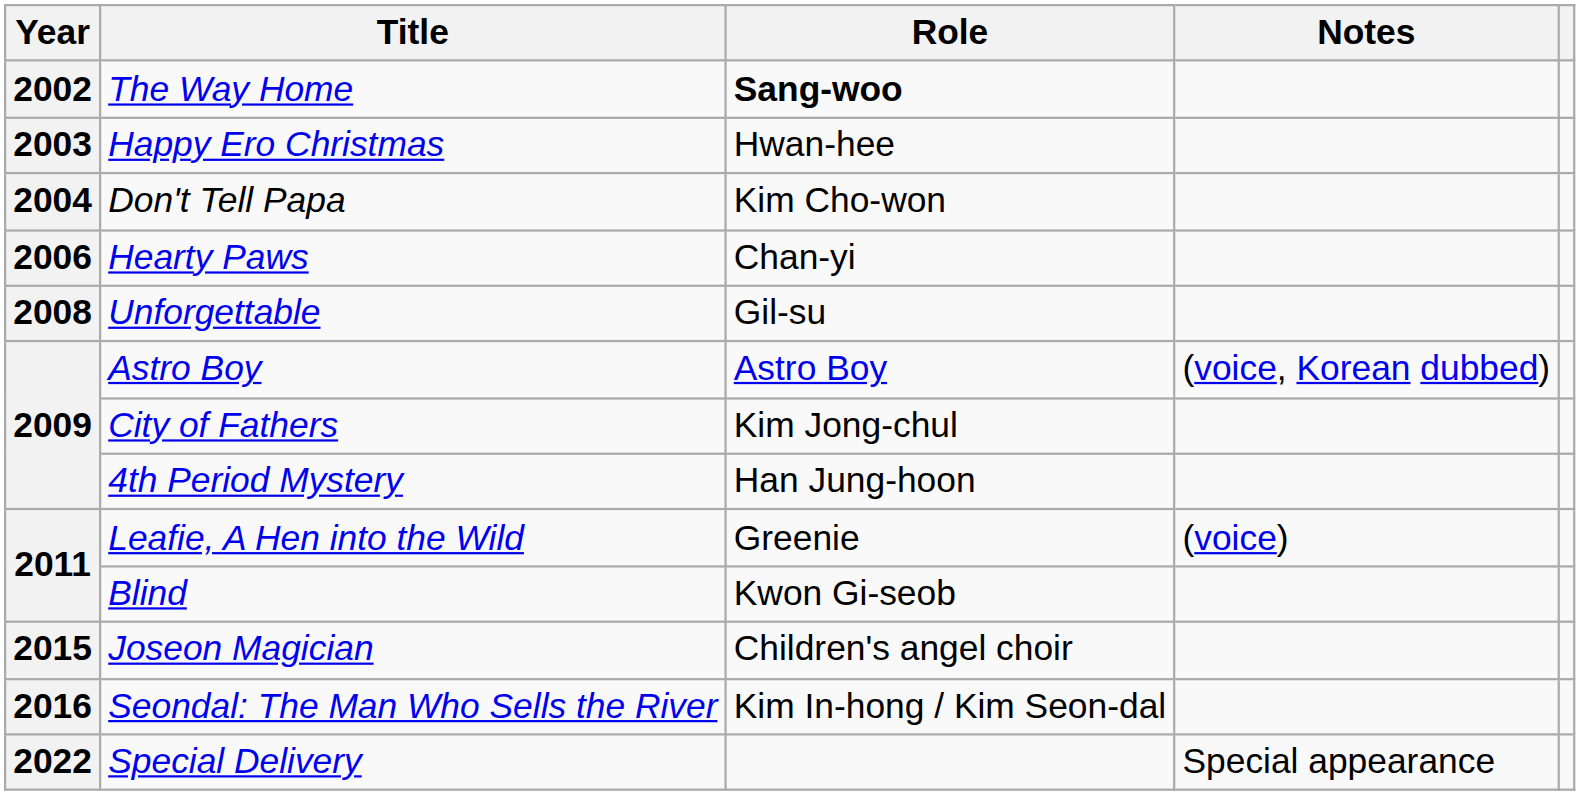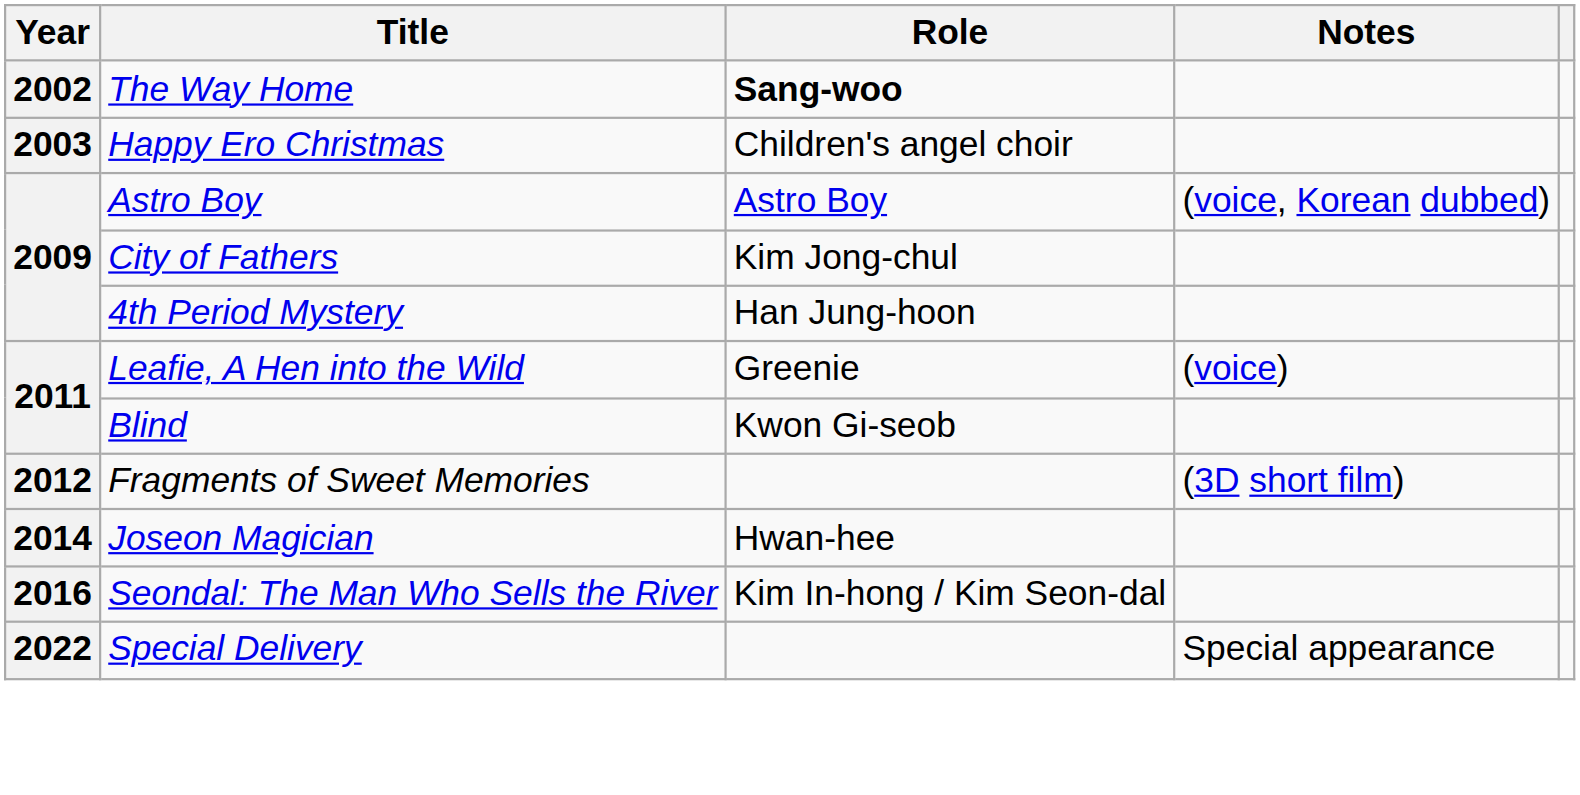(814, 144) Hwan-hee -> (903, 144) Children's angel choir
- row: (227, 200)
- row: (208, 256)
- row: (214, 312)
+ row: (349, 481)
(53, 649) 2015 -> (53, 537) 2014
(903, 649) Children's angel choir -> (814, 537) Hwan-hee
